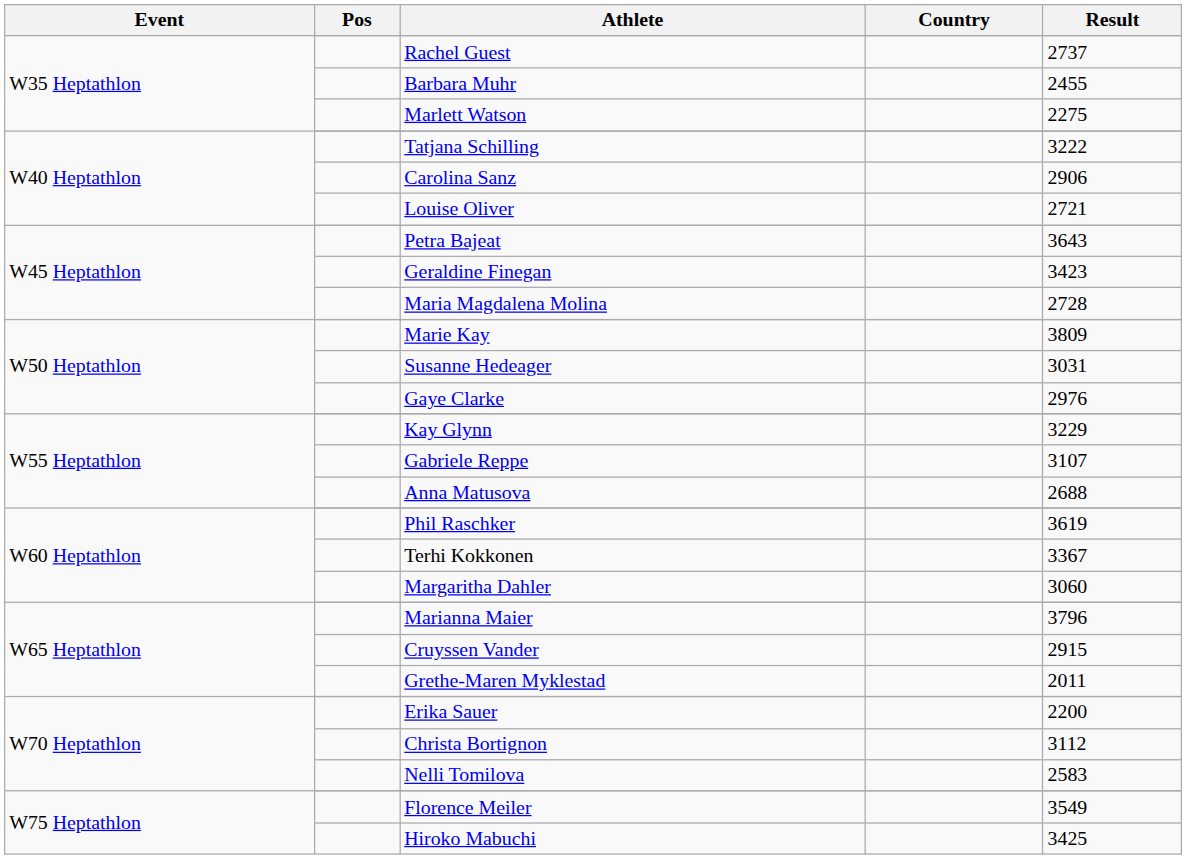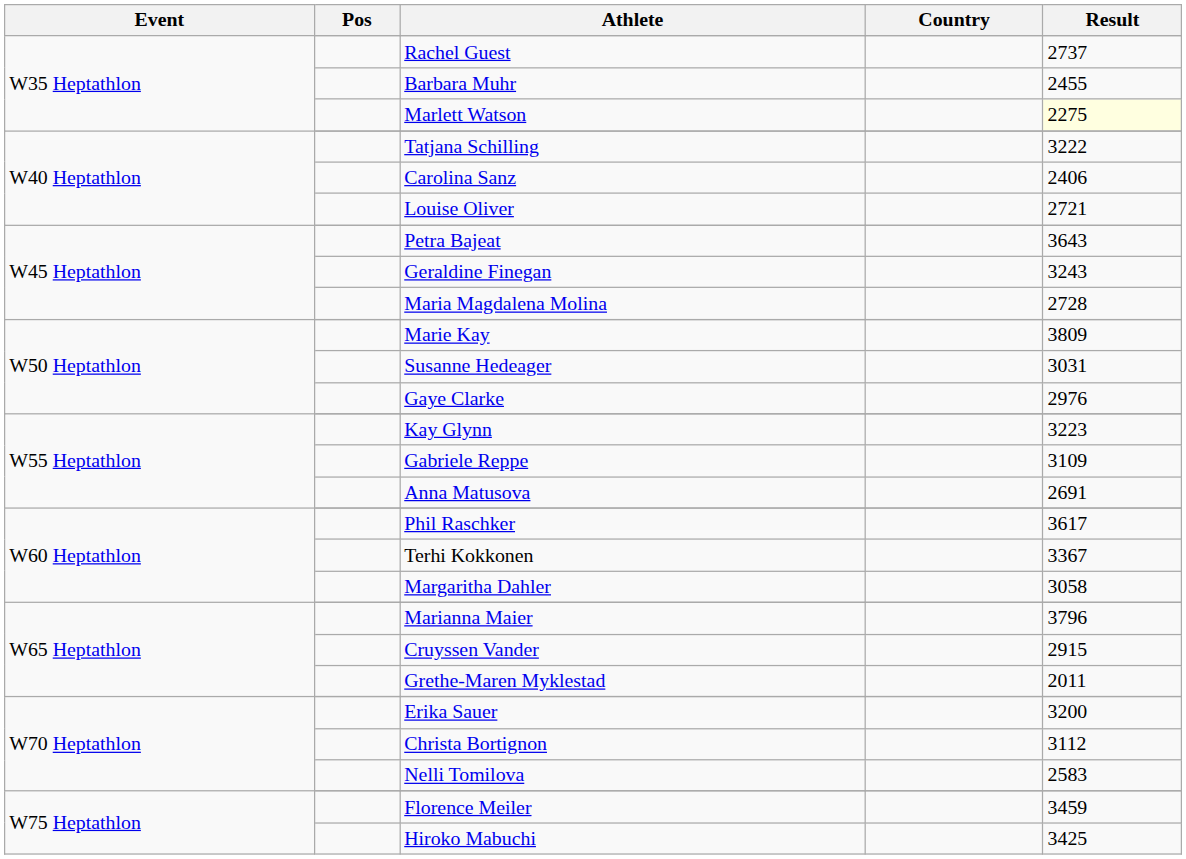(1067, 114) no background -> (1067, 114) lightyellow background
(1067, 177) 2906 -> (1067, 177) 2406
(1067, 271) 3423 -> (1067, 271) 3243
(1067, 429) 3229 -> (1067, 429) 3223
(1067, 460) 3107 -> (1067, 460) 3109
(1067, 492) 2688 -> (1067, 492) 2691
(1067, 523) 3619 -> (1067, 523) 3617
(1067, 586) 3060 -> (1067, 586) 3058
(1067, 712) 2200 -> (1067, 712) 3200
(1067, 806) 3549 -> (1067, 806) 3459
